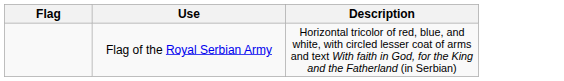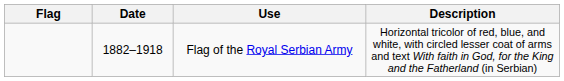+ column: (133, 14)
